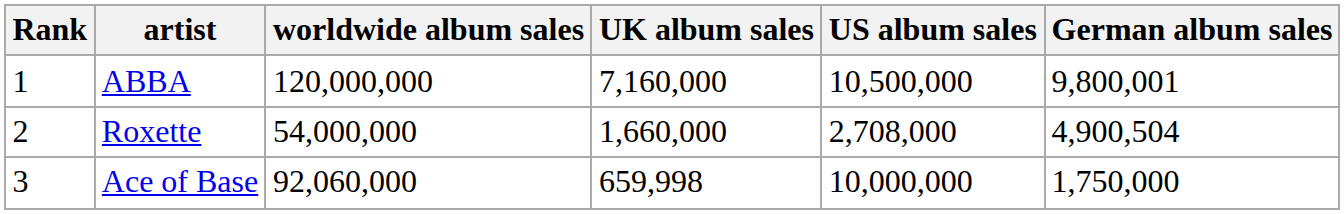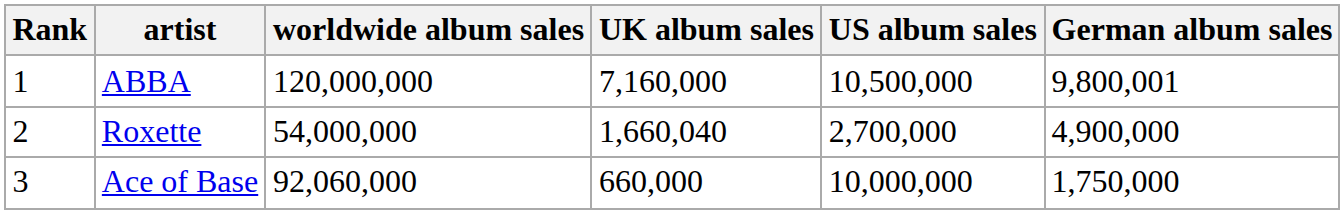(663, 131) 1,660,000 -> (663, 131) 1,660,040
(893, 131) 2,708,000 -> (893, 131) 2,700,000
(1116, 131) 4,900,504 -> (1116, 131) 4,900,000
(651, 182) 659,998 -> (651, 182) 660,000
